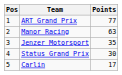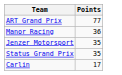- column: (12, 10)
(112, 32) 63 -> (97, 32) 36
(112, 54) 30 -> (97, 54) 35
